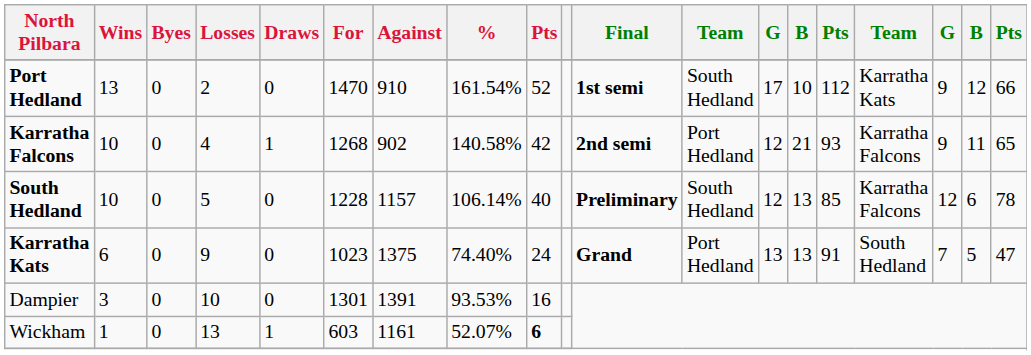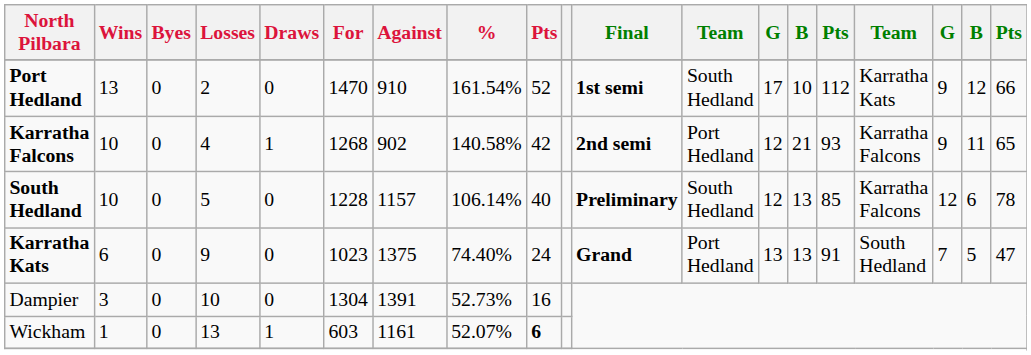(348, 299) 1301 -> (348, 299) 1304
(482, 299) 93.53% -> (482, 299) 52.73%
